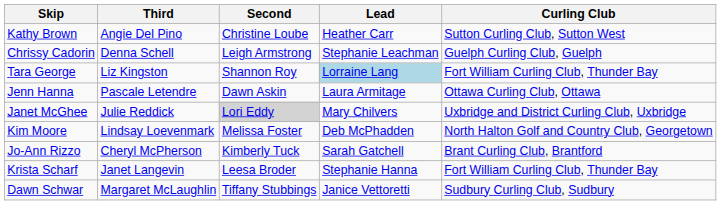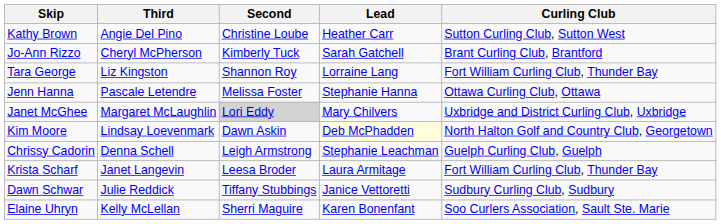rows swapped: (51, 53) <-> (44, 151)
(360, 72) lightblue background -> (360, 72) no background
(254, 92) Dawn Askin -> (262, 92) Melissa Foster
(364, 92) Laura Armitage -> (370, 92) Stephanie Hanna
(137, 111) Julie Reddick -> (158, 111) Margaret McLaughlin
(262, 131) Melissa Foster -> (254, 131) Dawn Askin
(368, 131) no background -> (368, 131) lightyellow background
(370, 170) Stephanie Hanna -> (364, 170) Laura Armitage
(158, 190) Margaret McLaughlin -> (137, 190) Julie Reddick
+ row: (42, 209)
